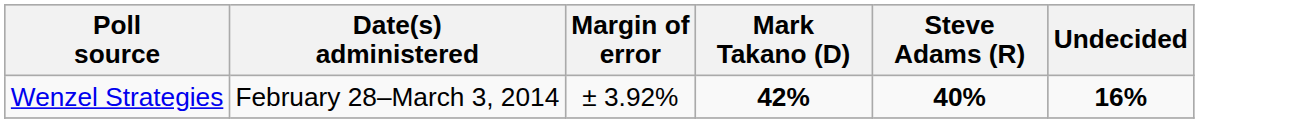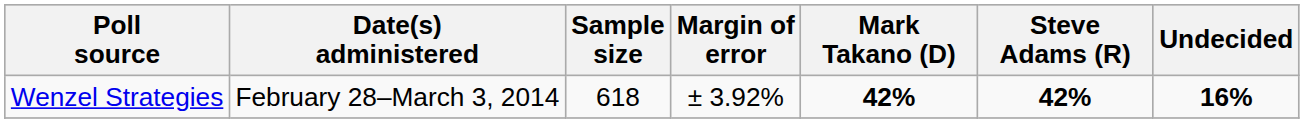+ column: (618, 40)
(960, 96) 40% -> (1065, 96) 42%
